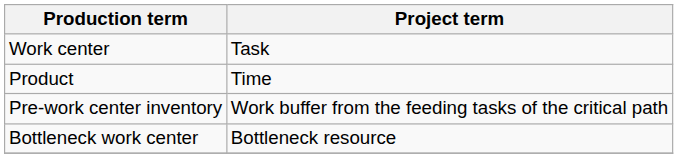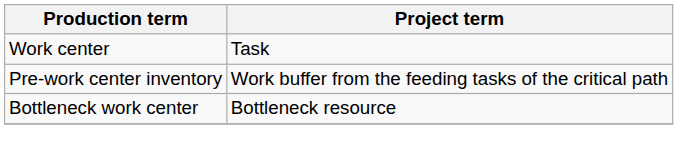- row: (41, 78)
